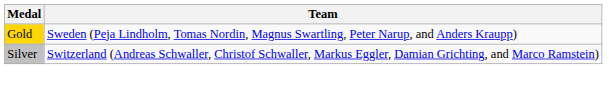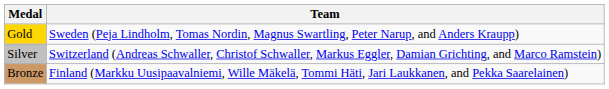+ row: (25, 73)
